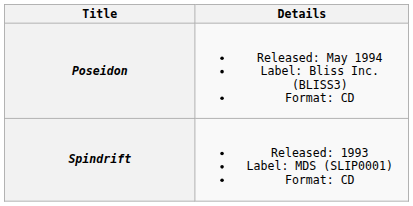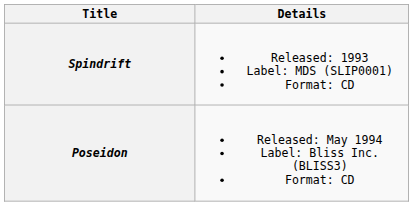rows swapped: (100, 160) <-> (100, 71)
